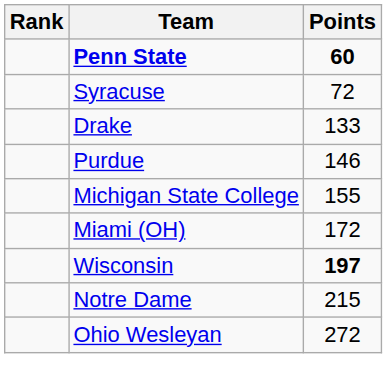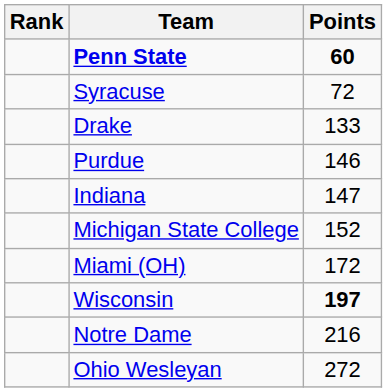+ row: (109, 195)
(342, 195) 155 -> (342, 230) 152
(342, 299) 215 -> (342, 334) 216
